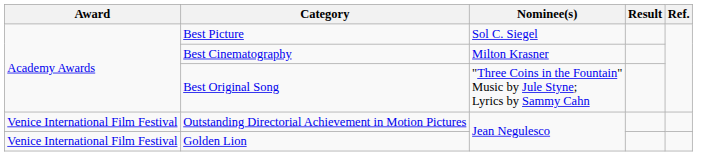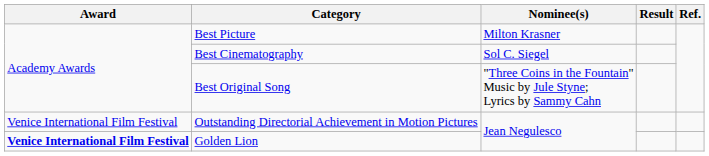(505, 34) Sol C. Siegel -> (522, 34) Milton Krasner
(510, 53) Milton Krasner -> (516, 53) Sol C. Siegel
(92, 141) normal -> (98, 141) bold
